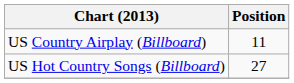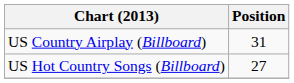(259, 41) 11 -> (259, 41) 31
